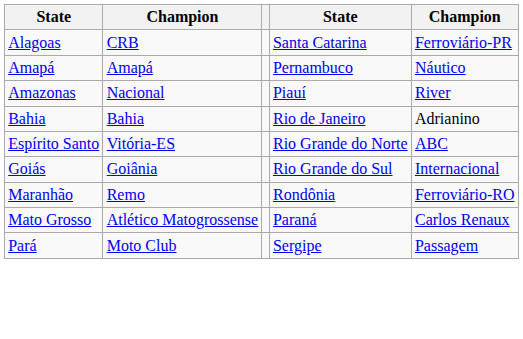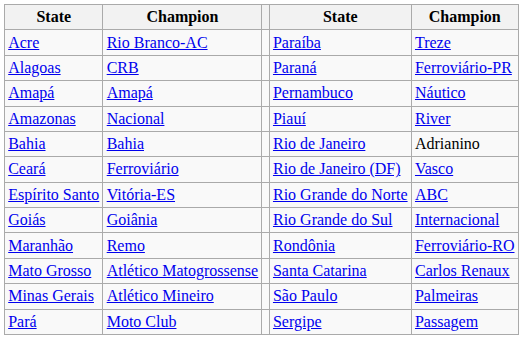+ row: (24, 42)
(320, 42) Santa Catarina -> (295, 67) Paraná
+ row: (27, 169)
(295, 220) Paraná -> (320, 270) Santa Catarina
+ row: (51, 296)
